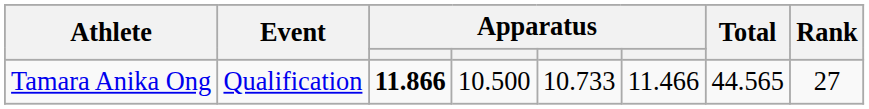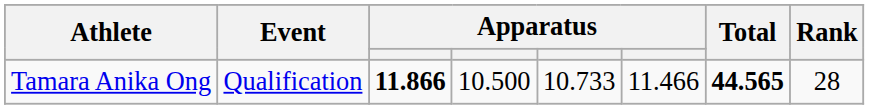(748, 81) normal -> (748, 81) bold
(827, 81) 27 -> (827, 81) 28
